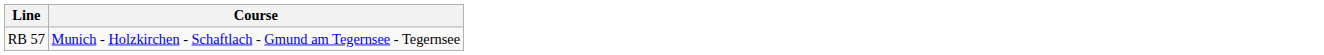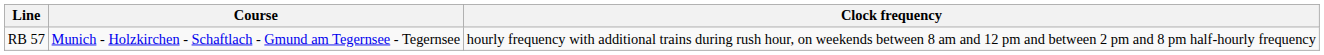+ column: (891, 15)
